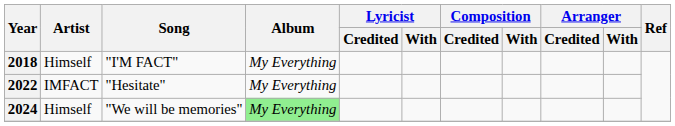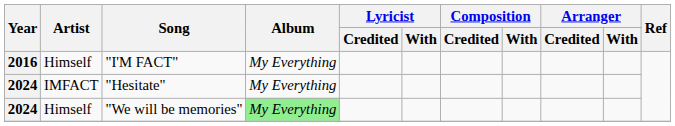(23, 62) 2018 -> (23, 62) 2016
(23, 86) 2022 -> (23, 86) 2024
